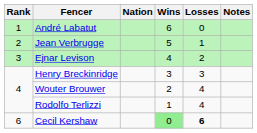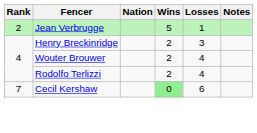- row: (66, 27)
- row: (64, 58)
(169, 74) 3 -> (169, 43) 2
(169, 105) 1 -> (169, 74) 2
(18, 120) 6 -> (18, 89) 7
(202, 120) bold -> (202, 89) normal
